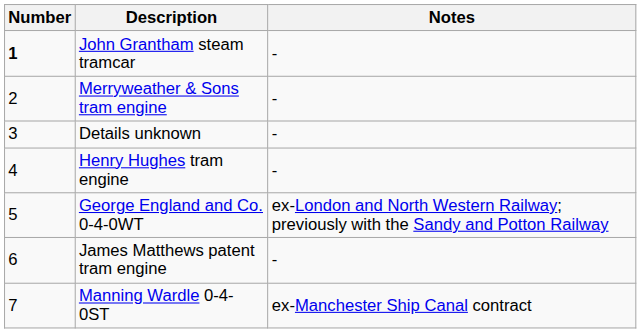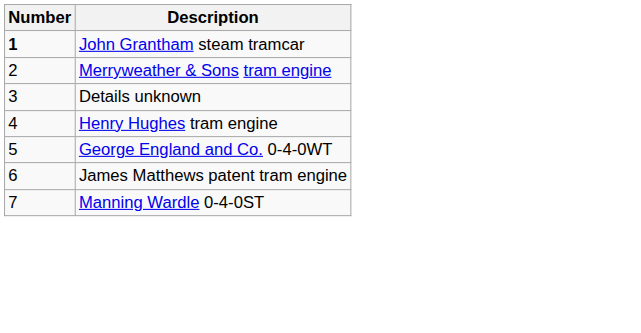- column: (452, 17)
